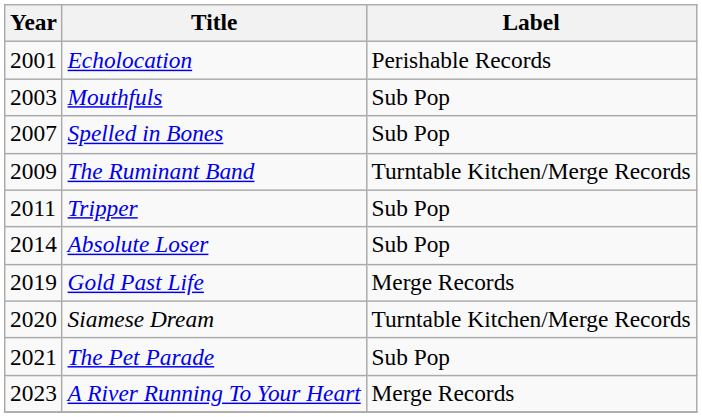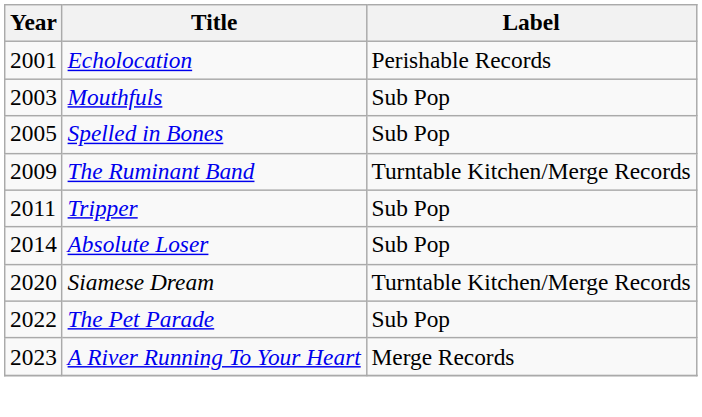(33, 134) 2007 -> (33, 134) 2005
- row: (136, 282)
(33, 356) 2021 -> (33, 319) 2022
